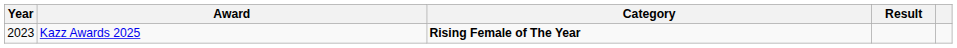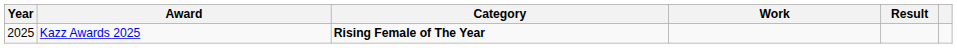+ column: (775, 14)
(21, 33) 2023 -> (21, 33) 2025
